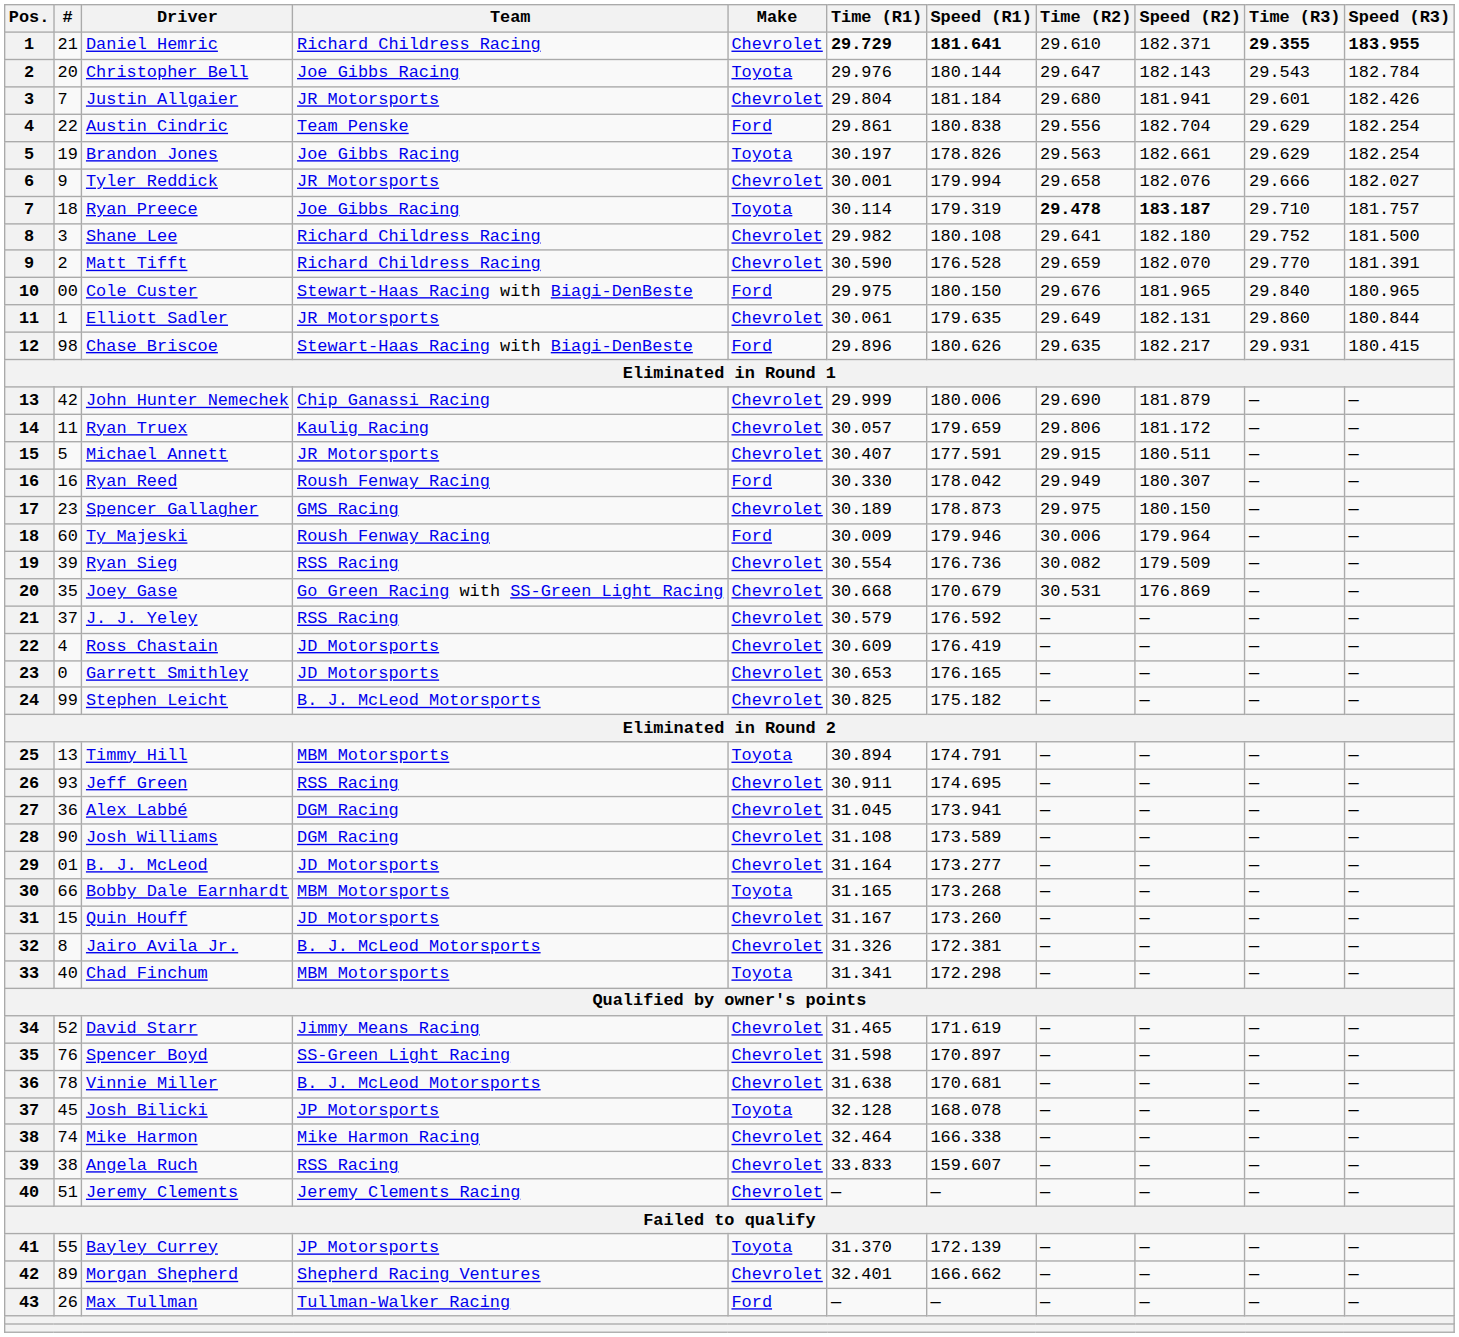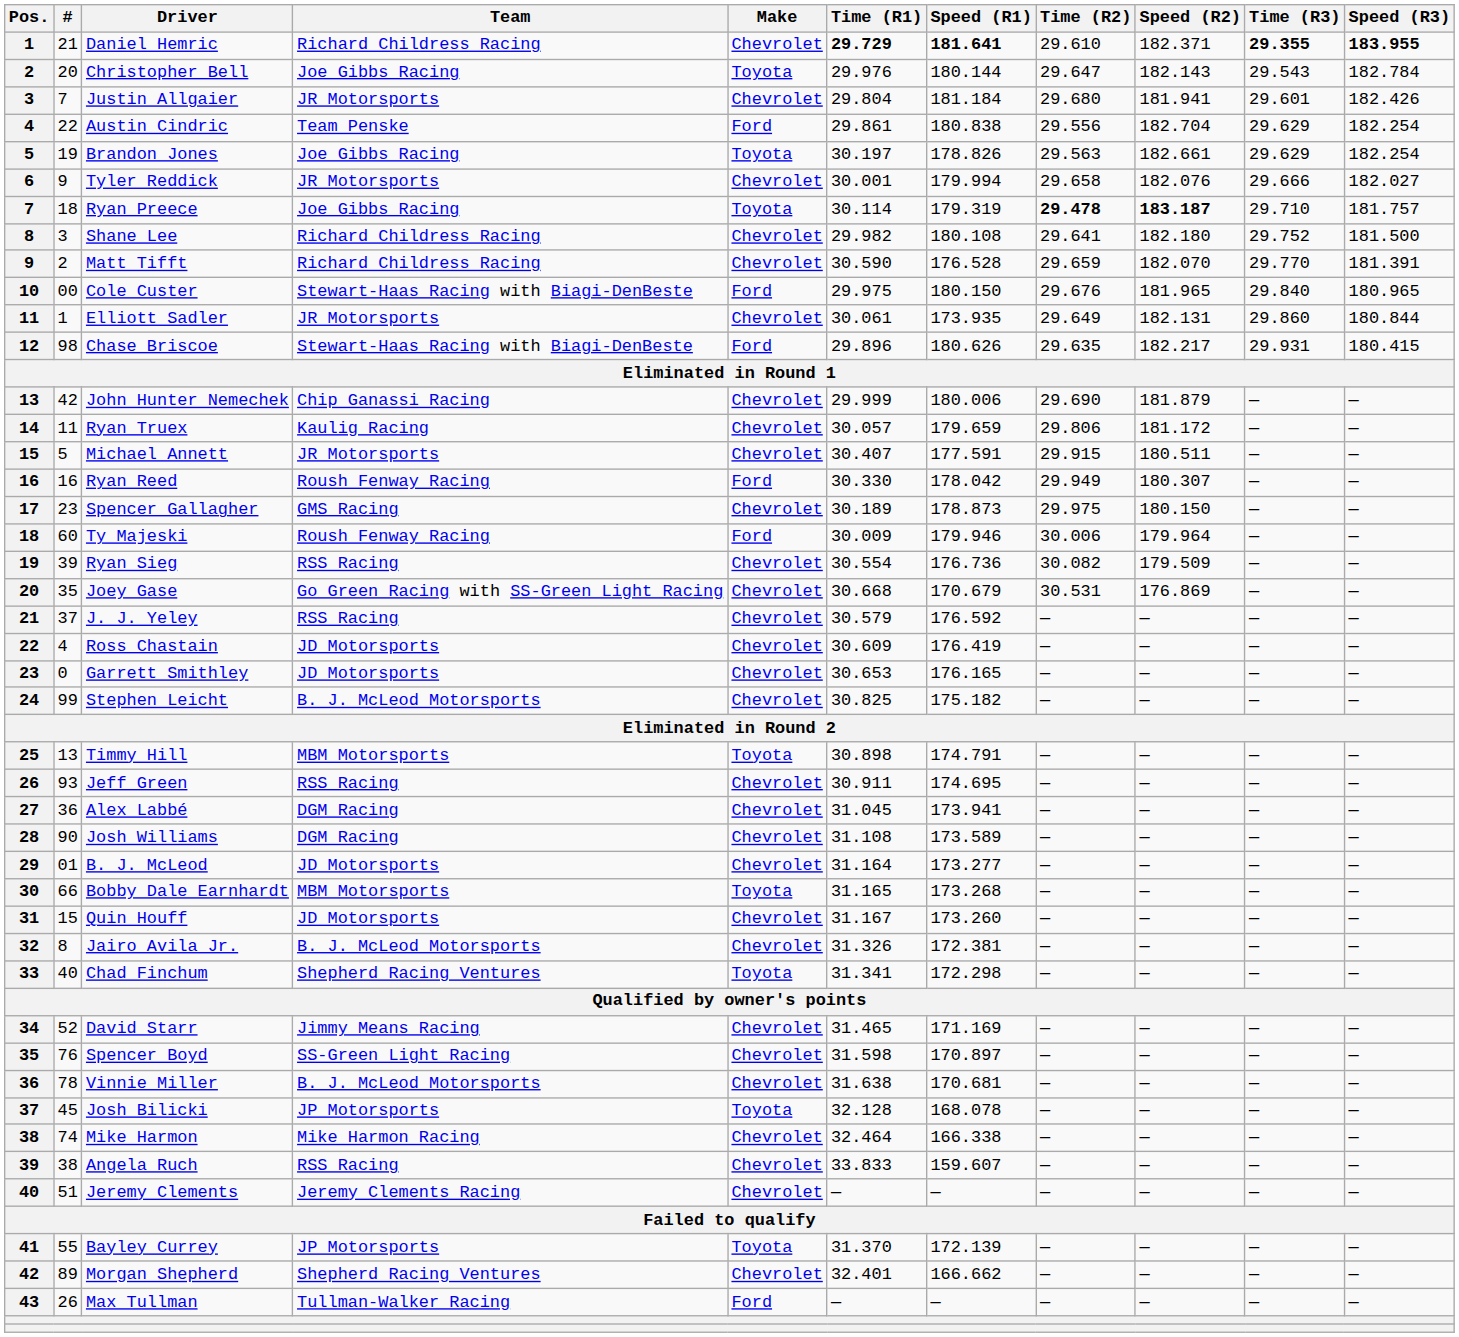(966, 319) 179.635 -> (966, 319) 173.935
(861, 756) 30.894 -> (861, 756) 30.898
(373, 975) MBM Motorsports -> (419, 975) Shepherd Racing Ventures
(966, 1029) 171.619 -> (966, 1029) 171.169
